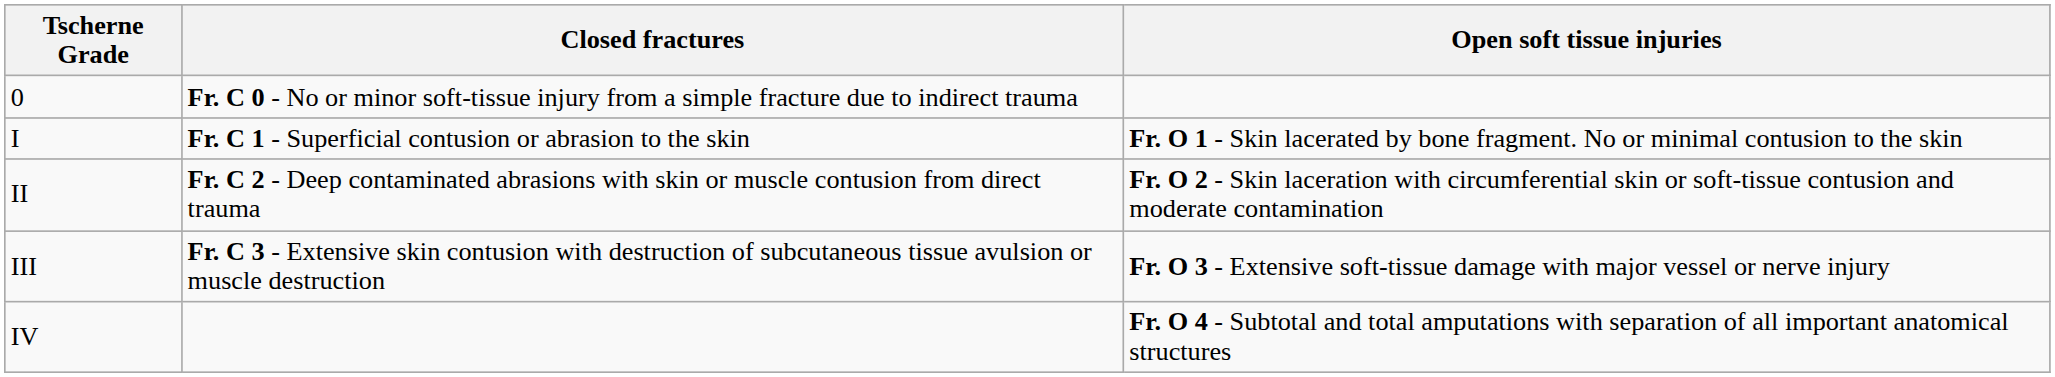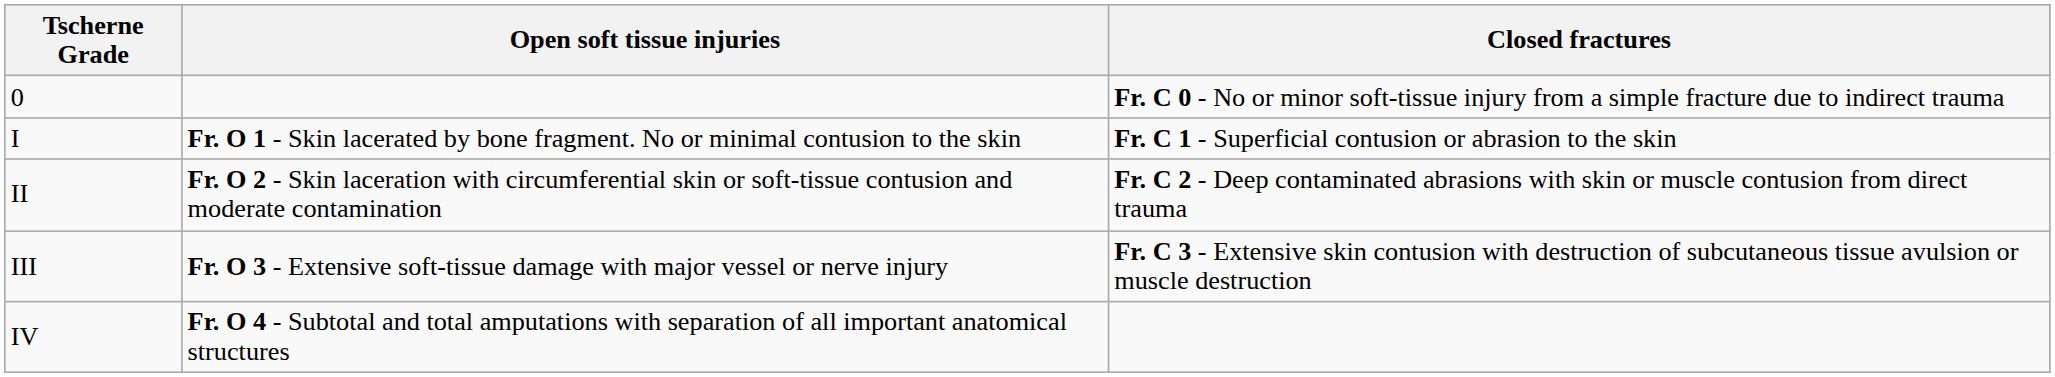columns swapped: (1587, 40) <-> (652, 40)
